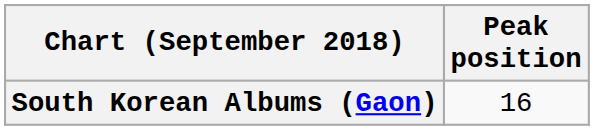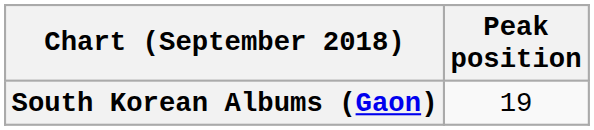(516, 103) 16 -> (516, 103) 19
